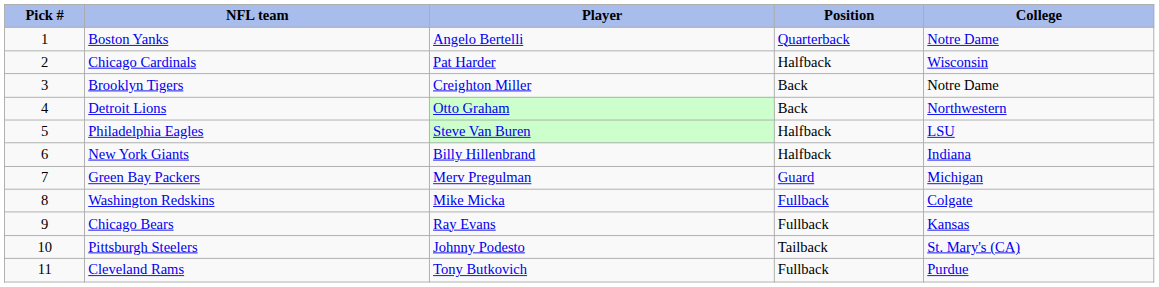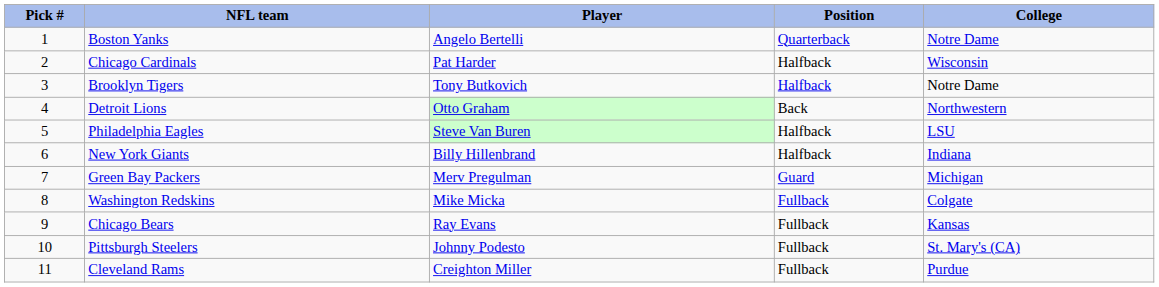(482, 85) Creighton Miller -> (480, 85) Tony Butkovich
(793, 85) Back -> (805, 85) Halfback
(803, 246) Tailback -> (803, 246) Fullback
(480, 270) Tony Butkovich -> (482, 270) Creighton Miller
